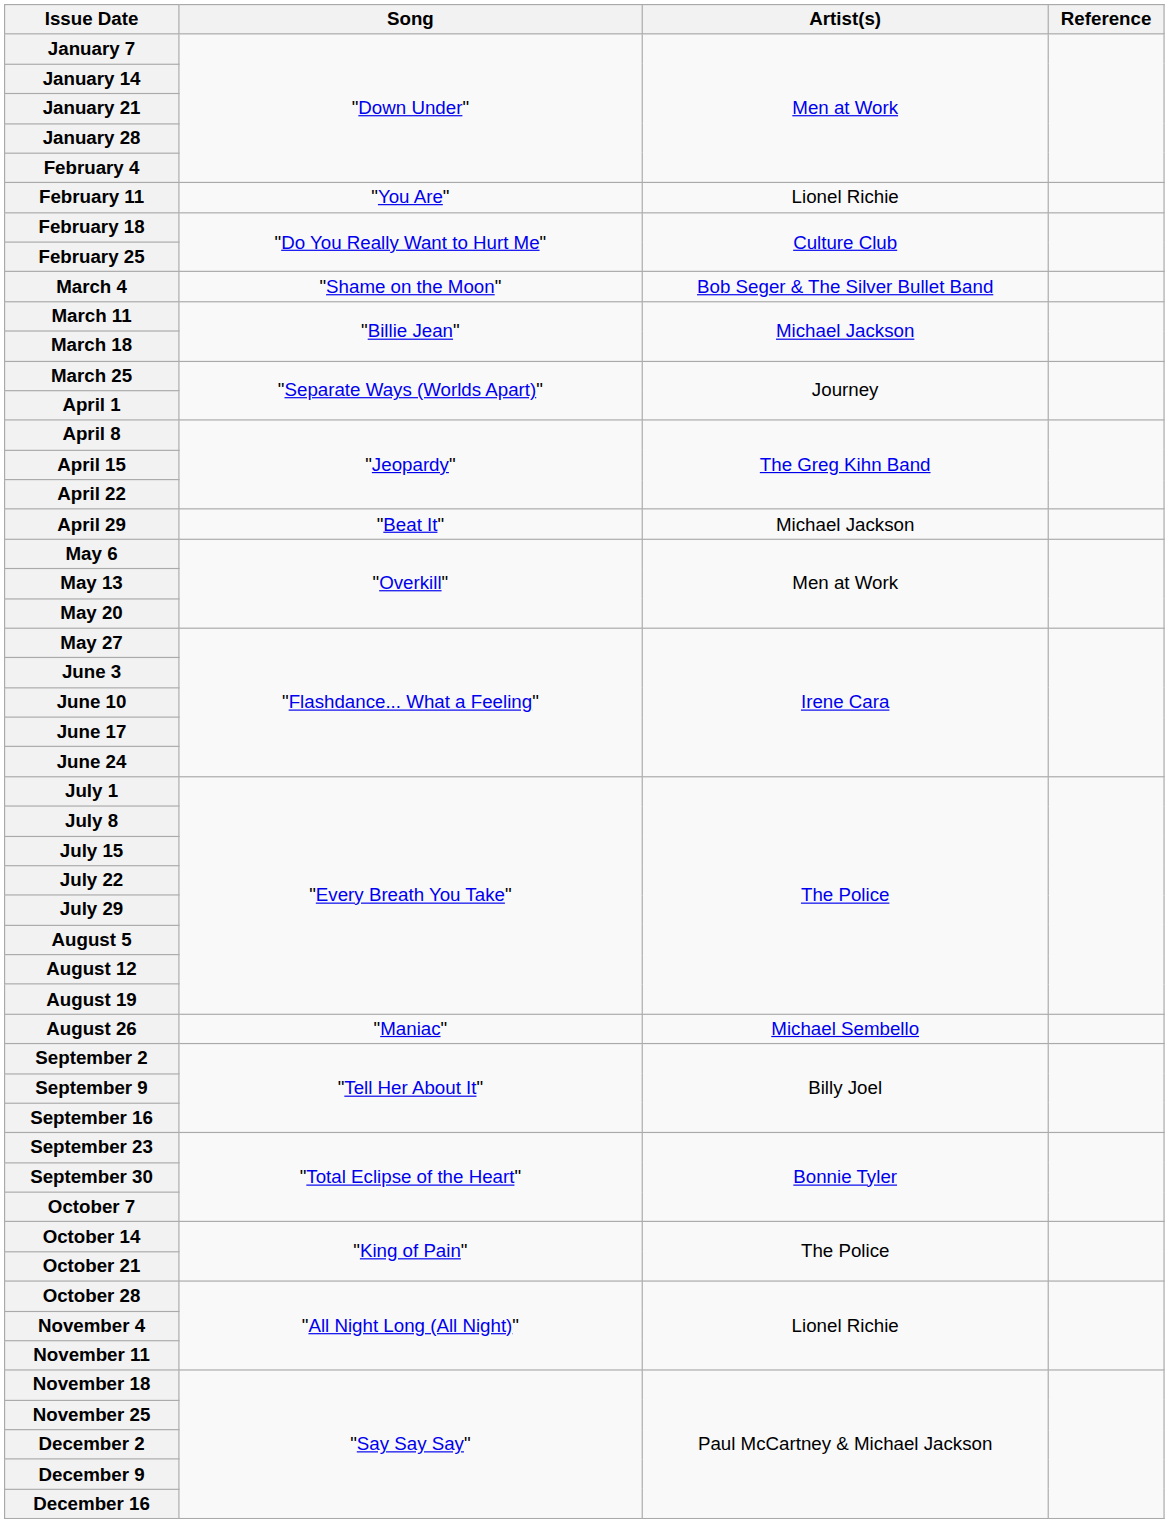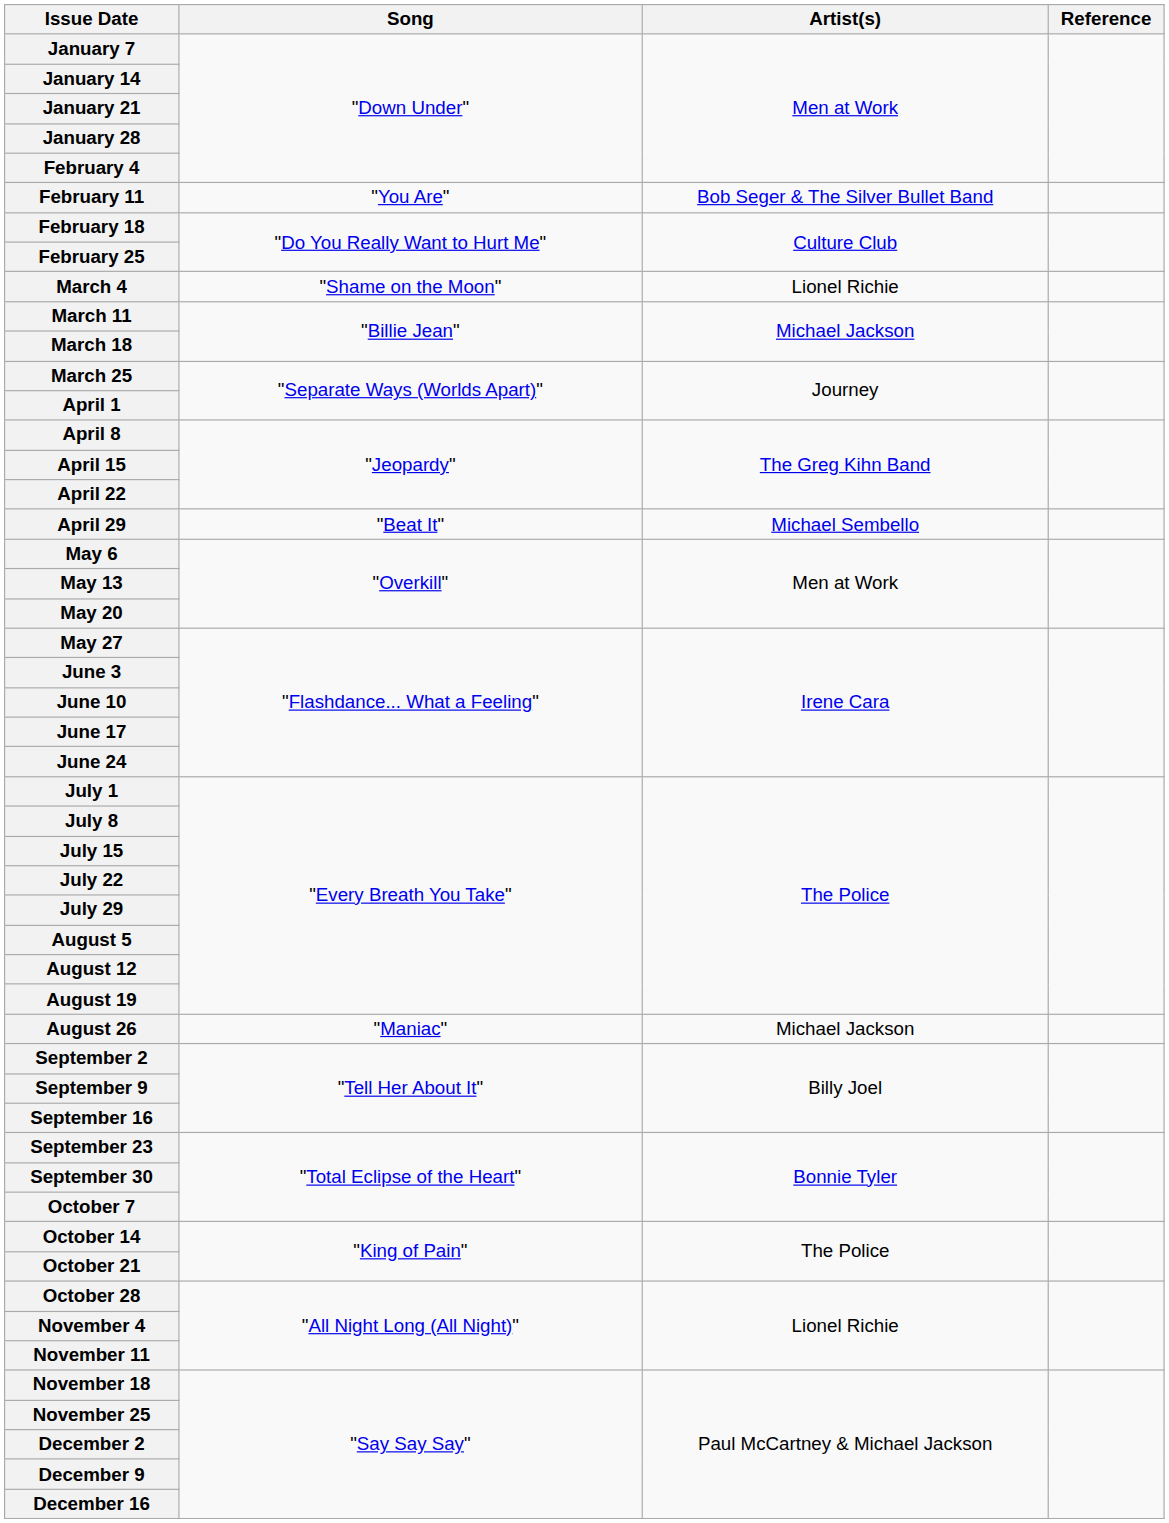(845, 197) Lionel Richie -> (845, 197) Bob Seger & The Silver Bullet Band
(845, 286) Bob Seger & The Silver Bullet Band -> (845, 286) Lionel Richie
(845, 524) Michael Jackson -> (845, 524) Michael Sembello
(845, 1028) Michael Sembello -> (845, 1028) Michael Jackson
